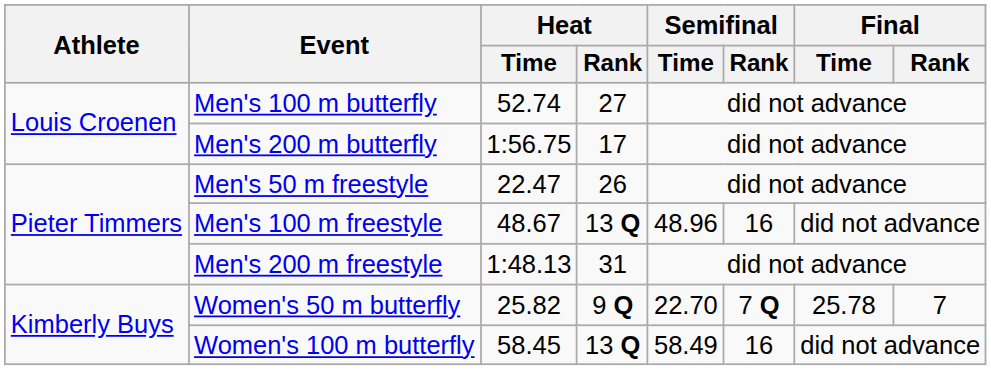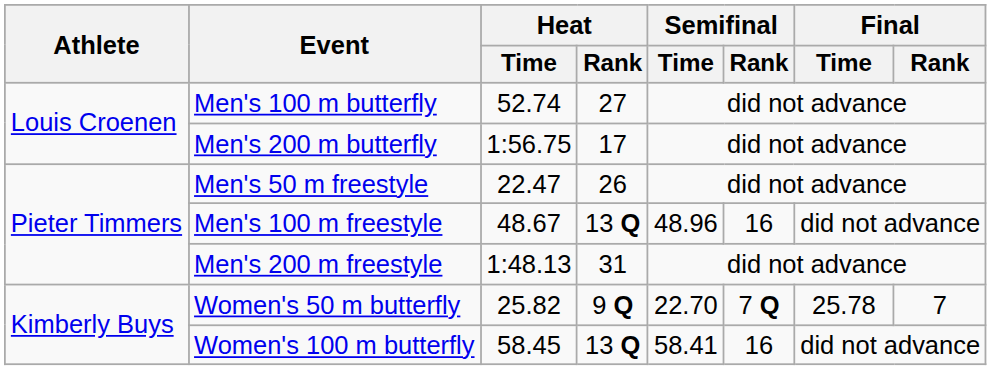(686, 345) 58.49 -> (686, 345) 58.41
